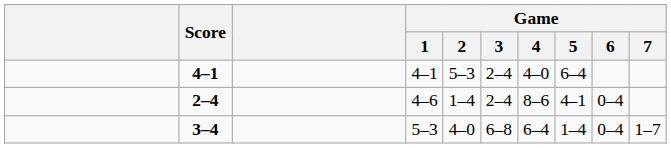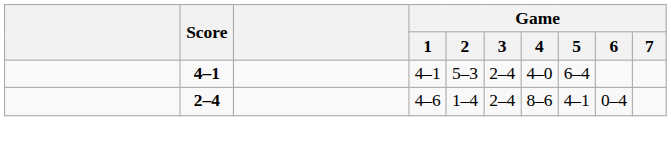- row: (205, 128)
